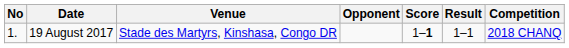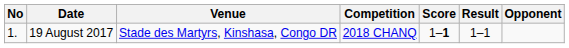columns swapped: (371, 14) <-> (525, 14)
